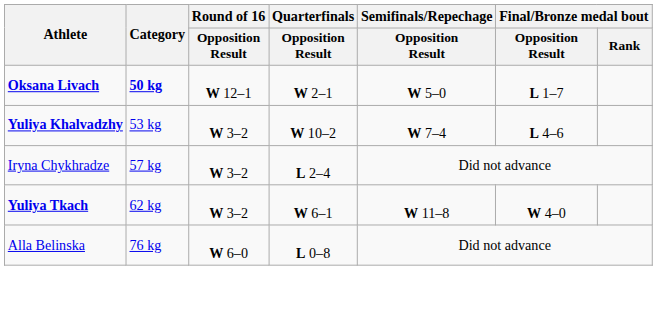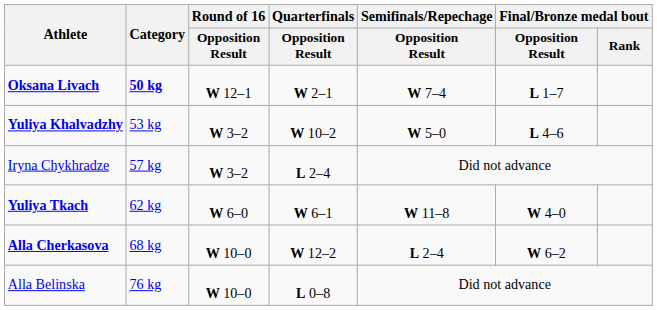(427, 94) W 5–0 -> (427, 94) W 7–4
(427, 134) W 7–4 -> (427, 134) W 5–0
(229, 213) W 3–2 -> (229, 213) W 6–0
+ row: (58, 245)
(229, 253) W 6–0 -> (229, 293) W 10–0
